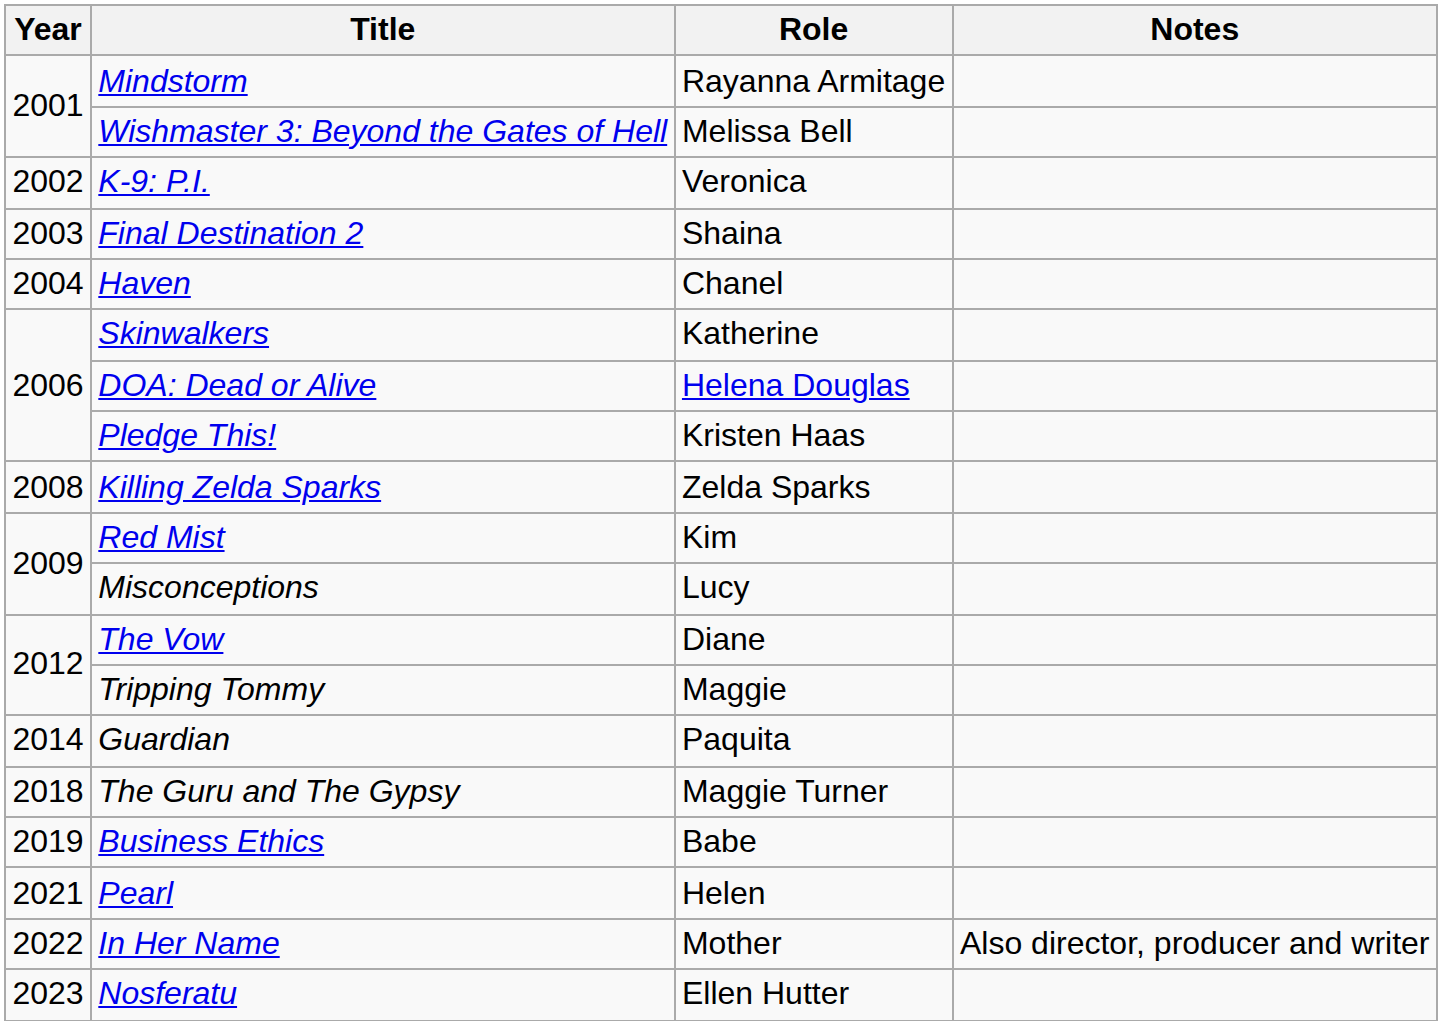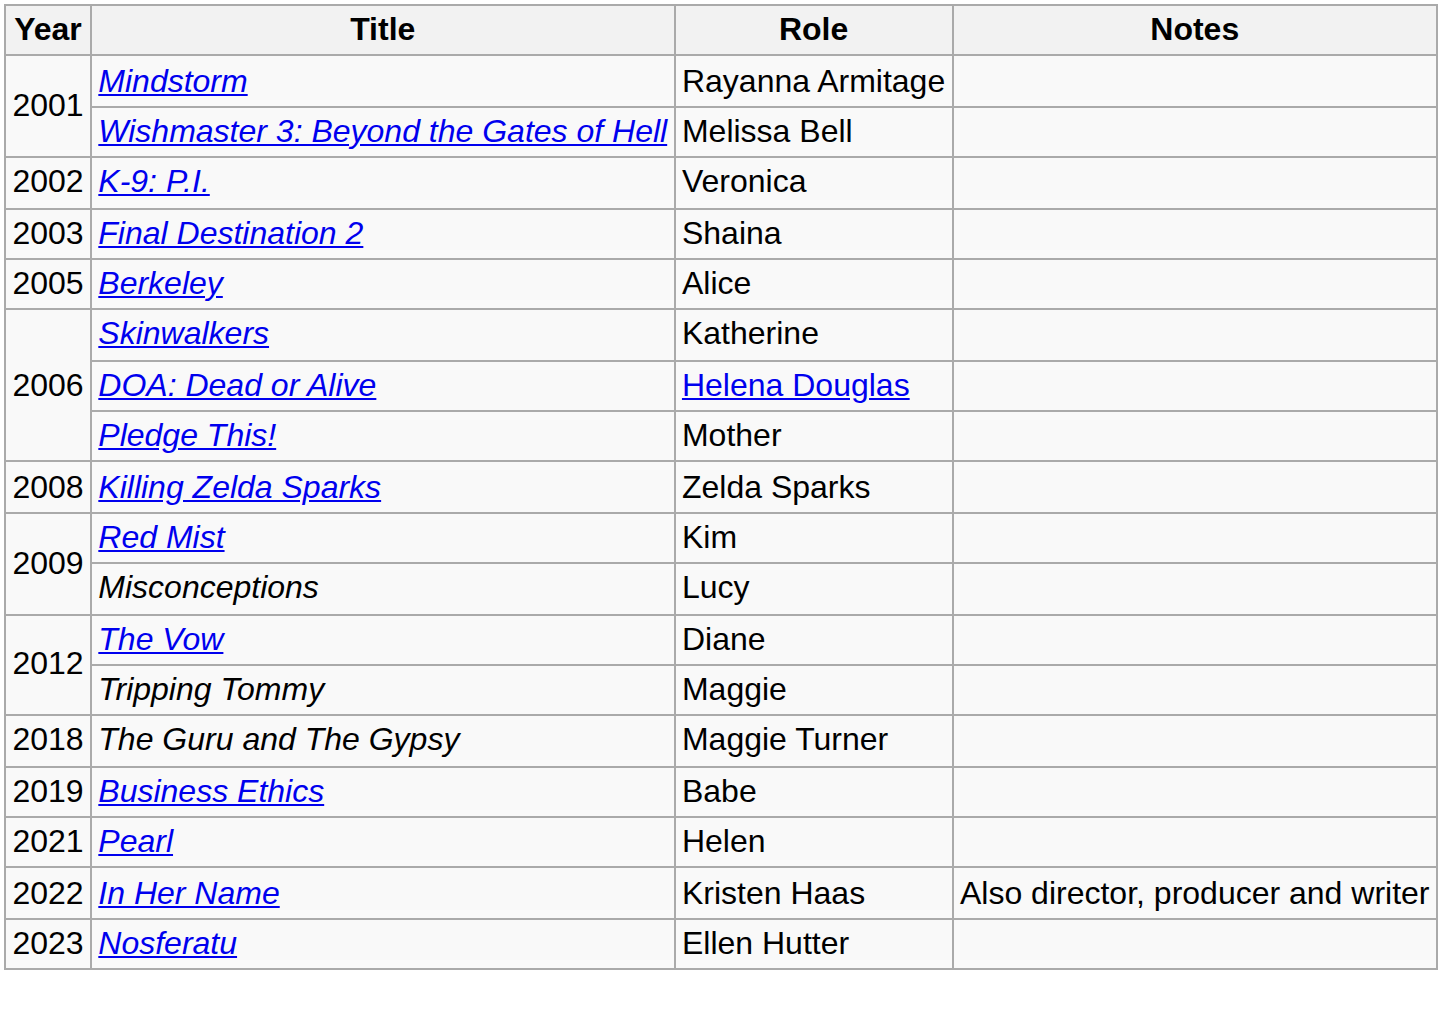- row: (145, 283)
+ row: (161, 283)
(774, 435) Kristen Haas -> (732, 435) Mother
- row: (164, 740)
(732, 943) Mother -> (774, 892) Kristen Haas
